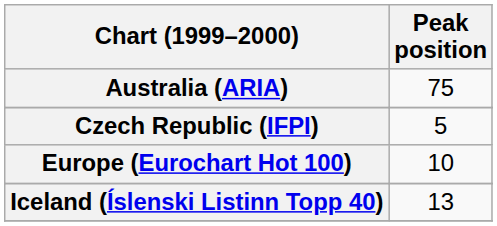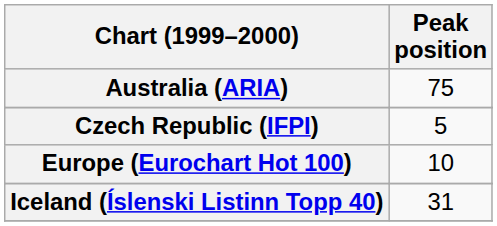(441, 201) 13 -> (441, 201) 31
